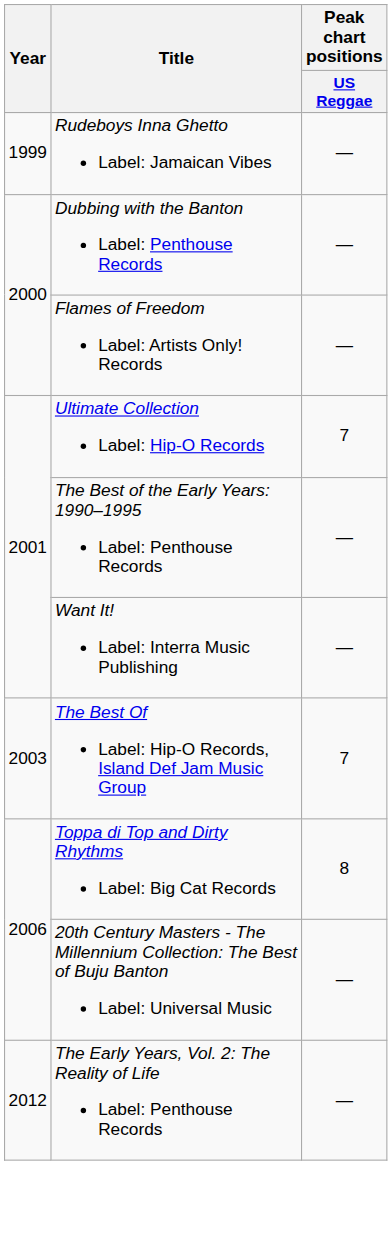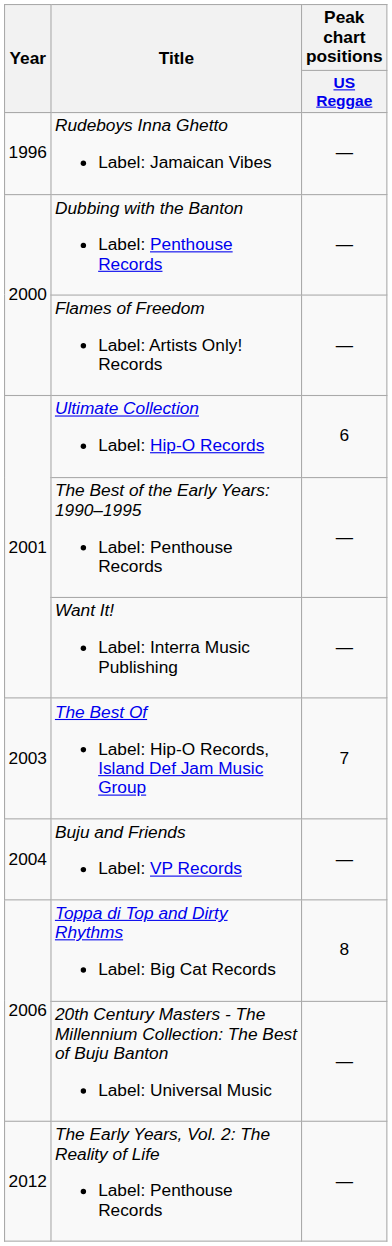(28, 153) 1999 -> (28, 153) 1996
(344, 436) 7 -> (344, 436) 6
+ row: (176, 851)
